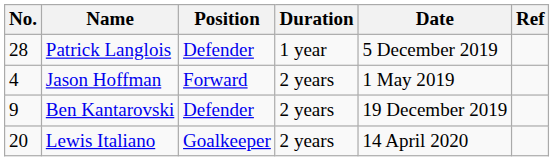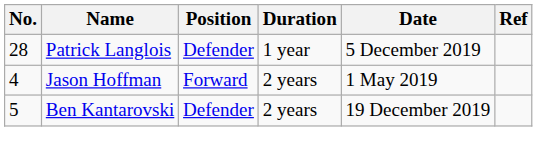(14, 110) 9 -> (14, 110) 5
- row: (101, 140)
